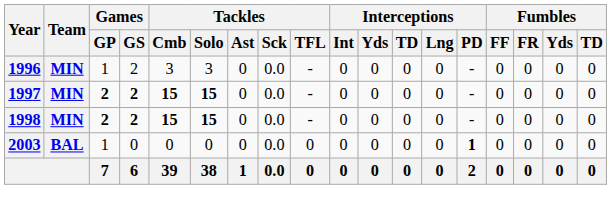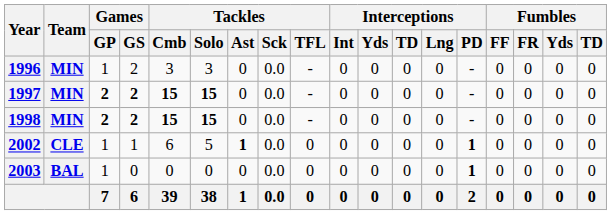+ row: (24, 145)
